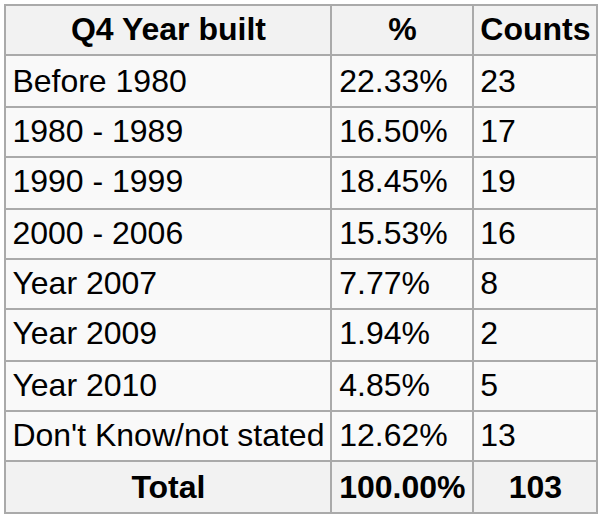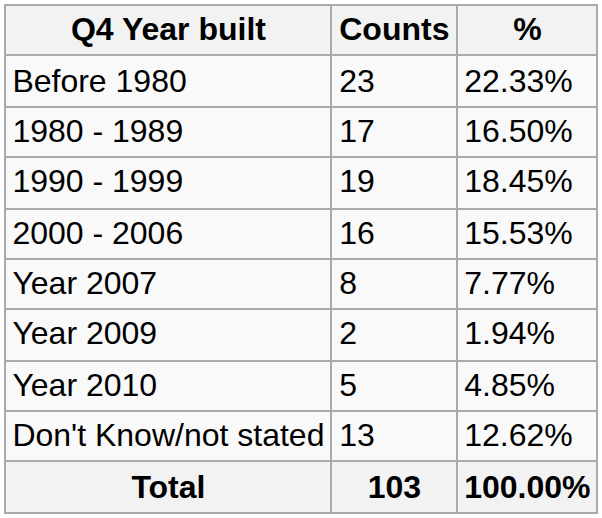columns swapped: (535, 29) <-> (402, 29)
